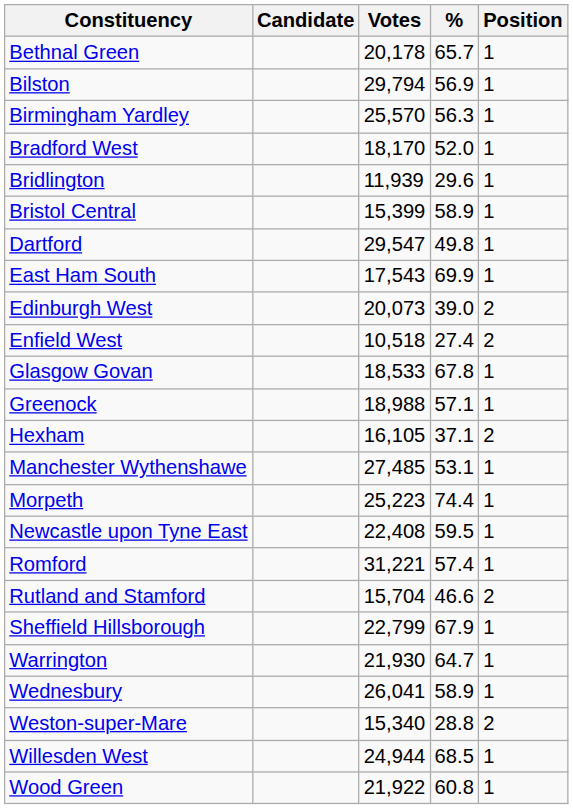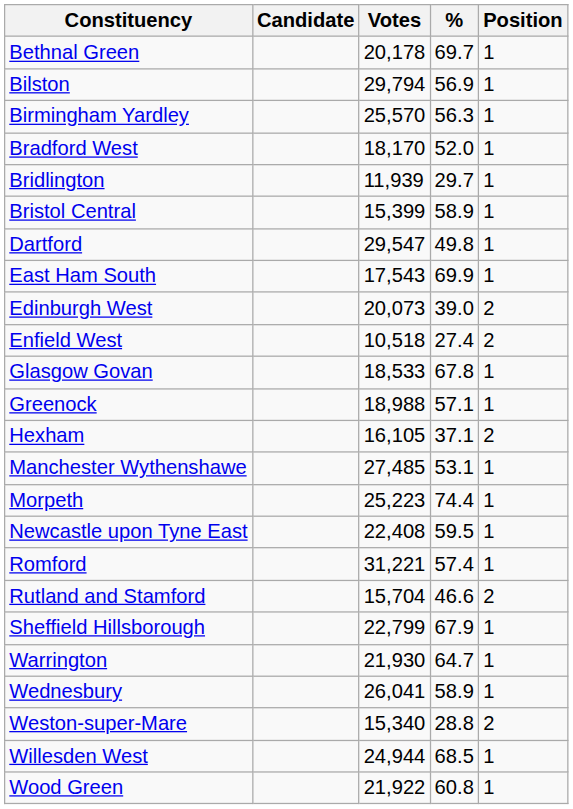(454, 52) 65.7 -> (454, 52) 69.7
(454, 180) 29.6 -> (454, 180) 29.7
